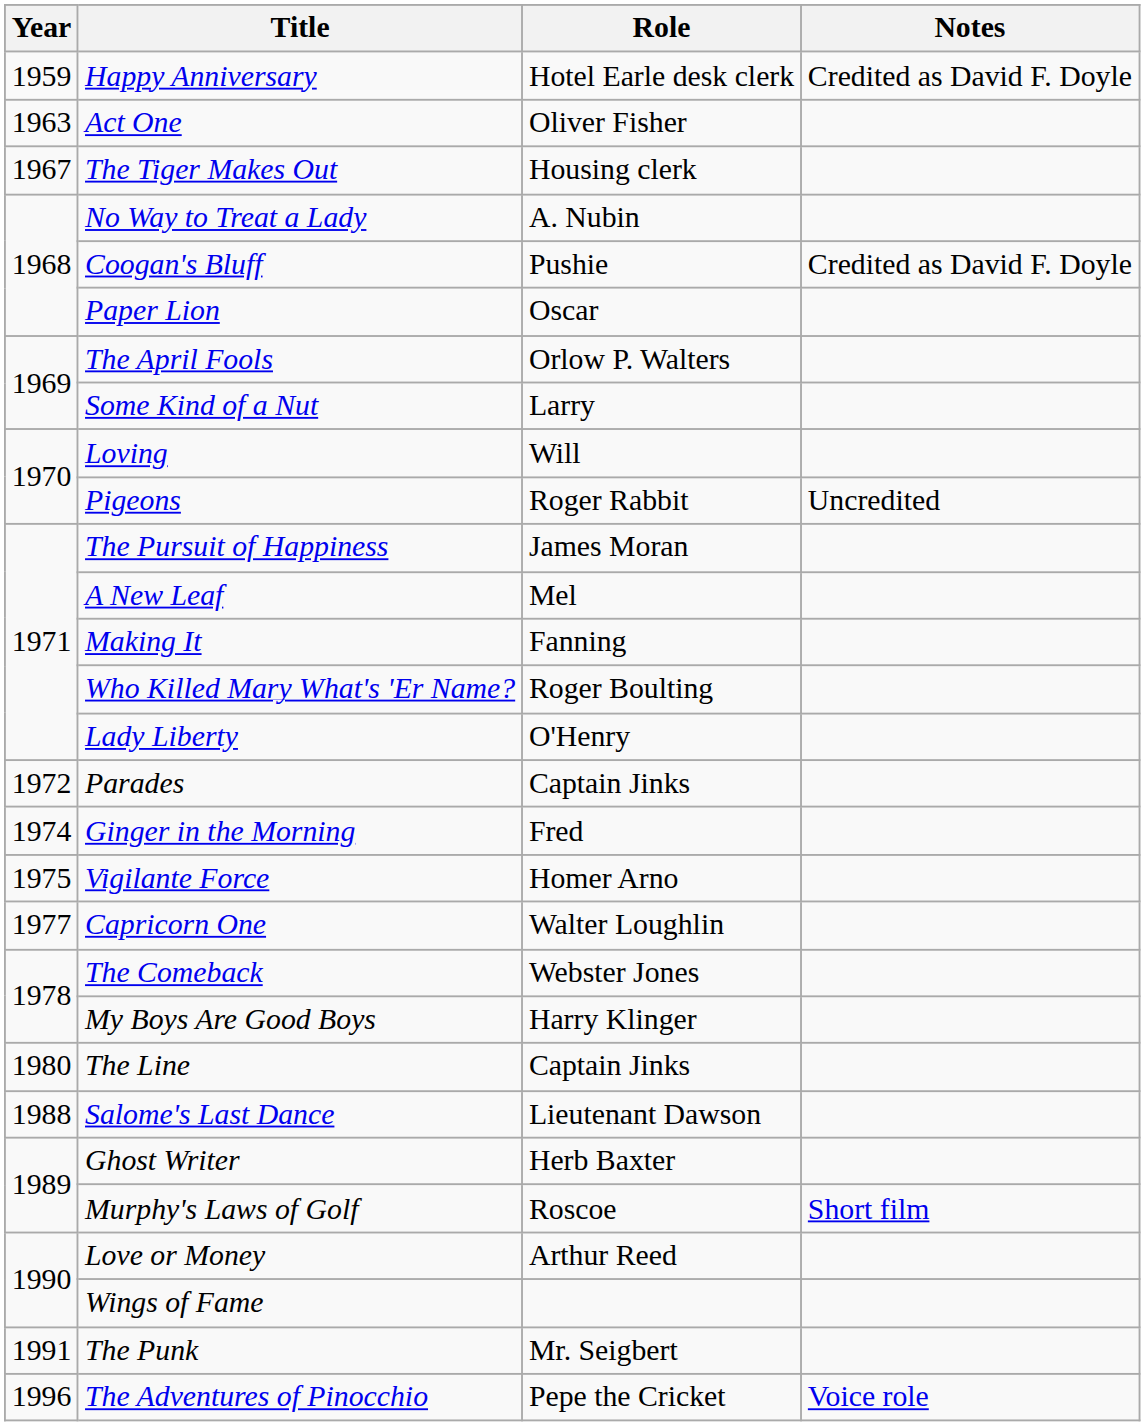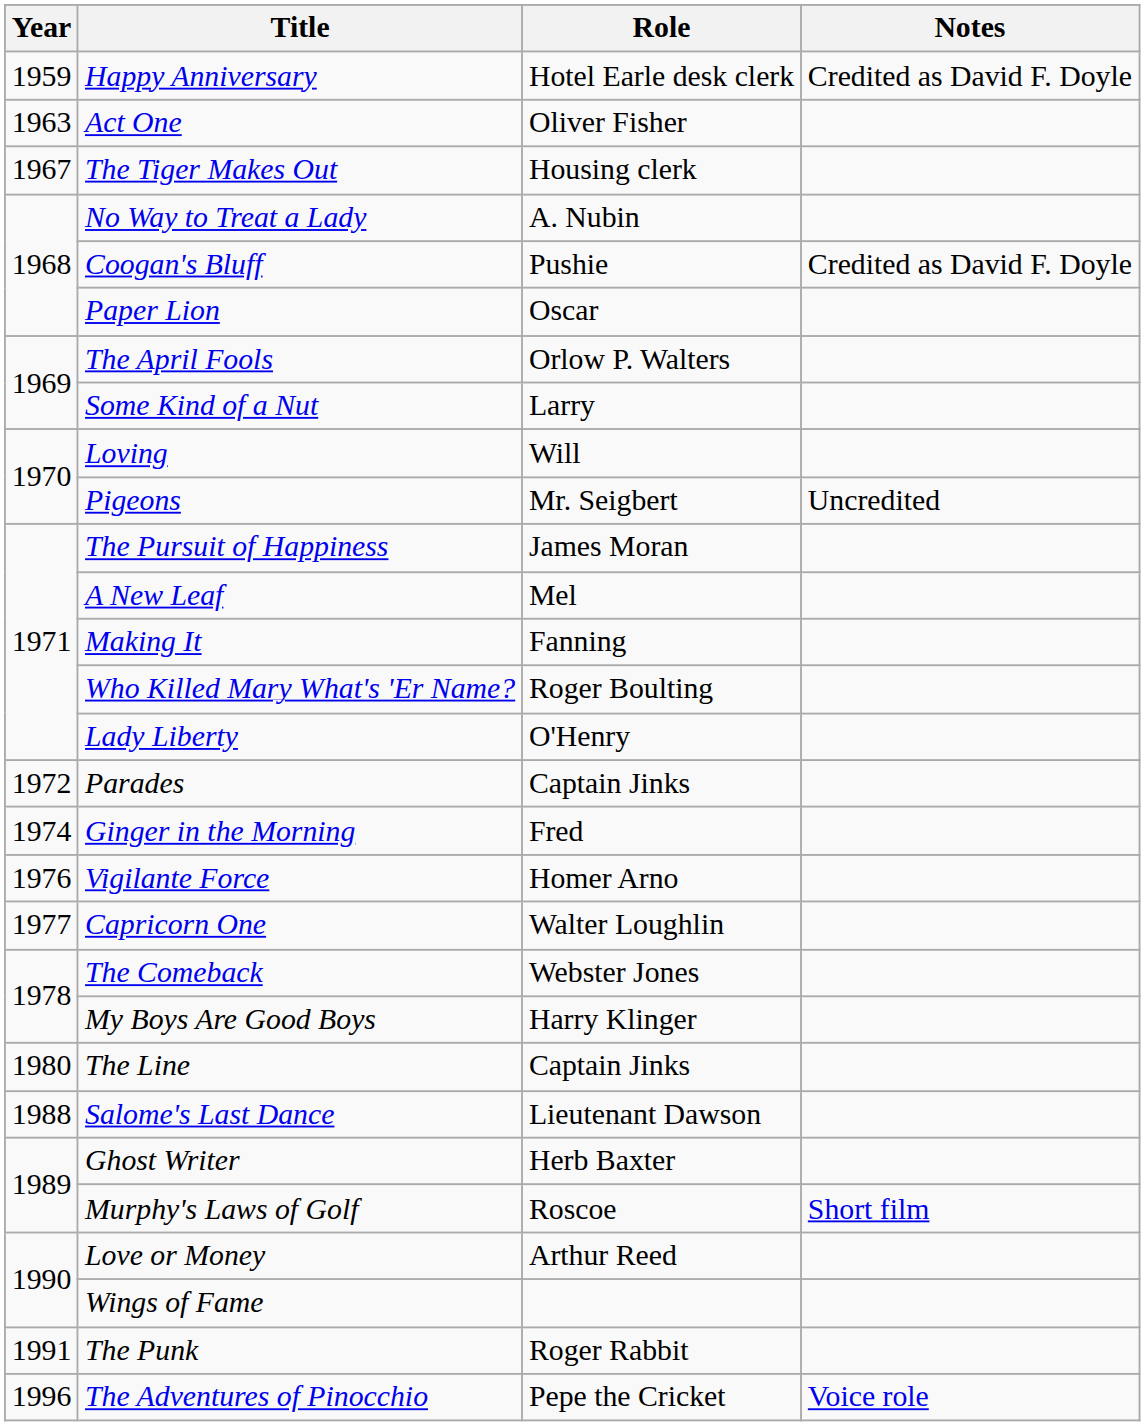(609, 500) Roger Rabbit -> (603, 500) Mr. Seigbert
(42, 877) 1975 -> (42, 877) 1976
(603, 1349) Mr. Seigbert -> (609, 1349) Roger Rabbit
